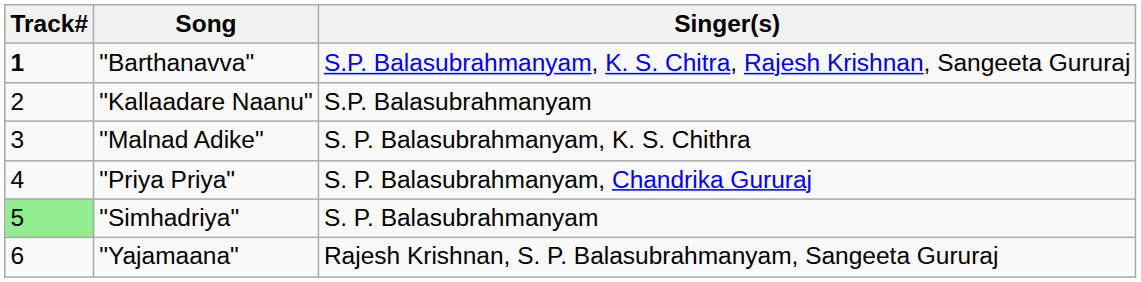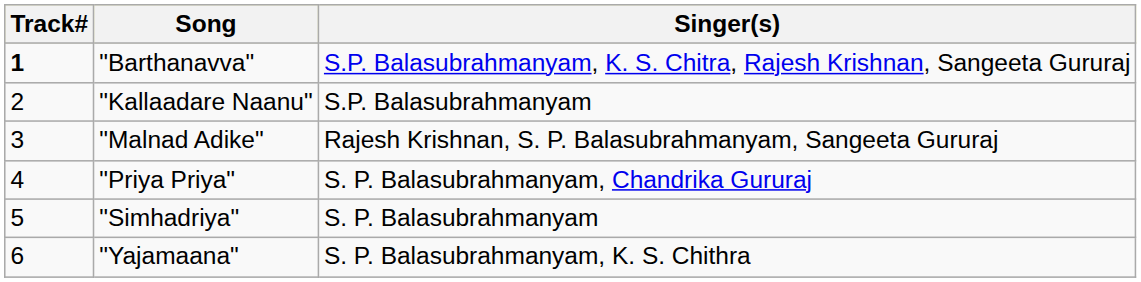(537, 140) S. P. Balasubrahmanyam, K. S. Chithra -> (661, 140) Rajesh Krishnan, S. P. Balasubrahmanyam, Sangeeta Gururaj
(17, 218) lightgreen background -> (17, 218) no background
(661, 256) Rajesh Krishnan, S. P. Balasubrahmanyam, Sangeeta Gururaj -> (537, 256) S. P. Balasubrahmanyam, K. S. Chithra
